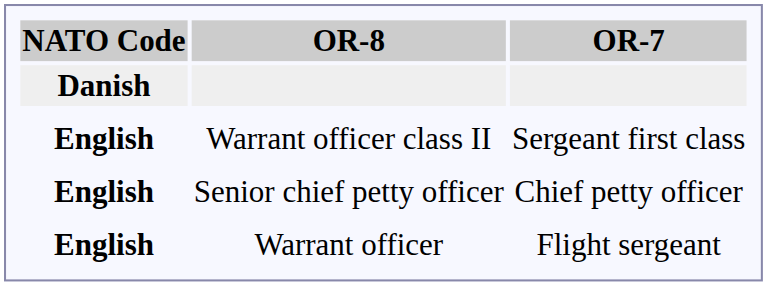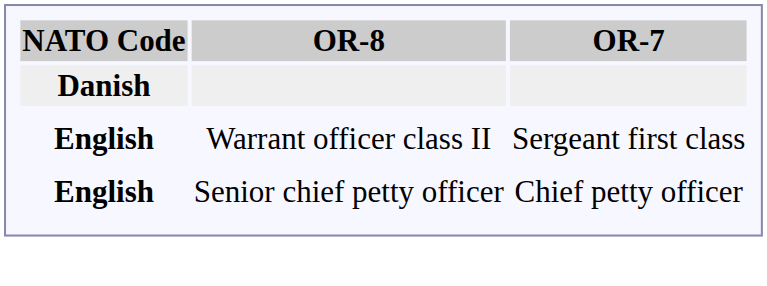- row: (104, 244)
